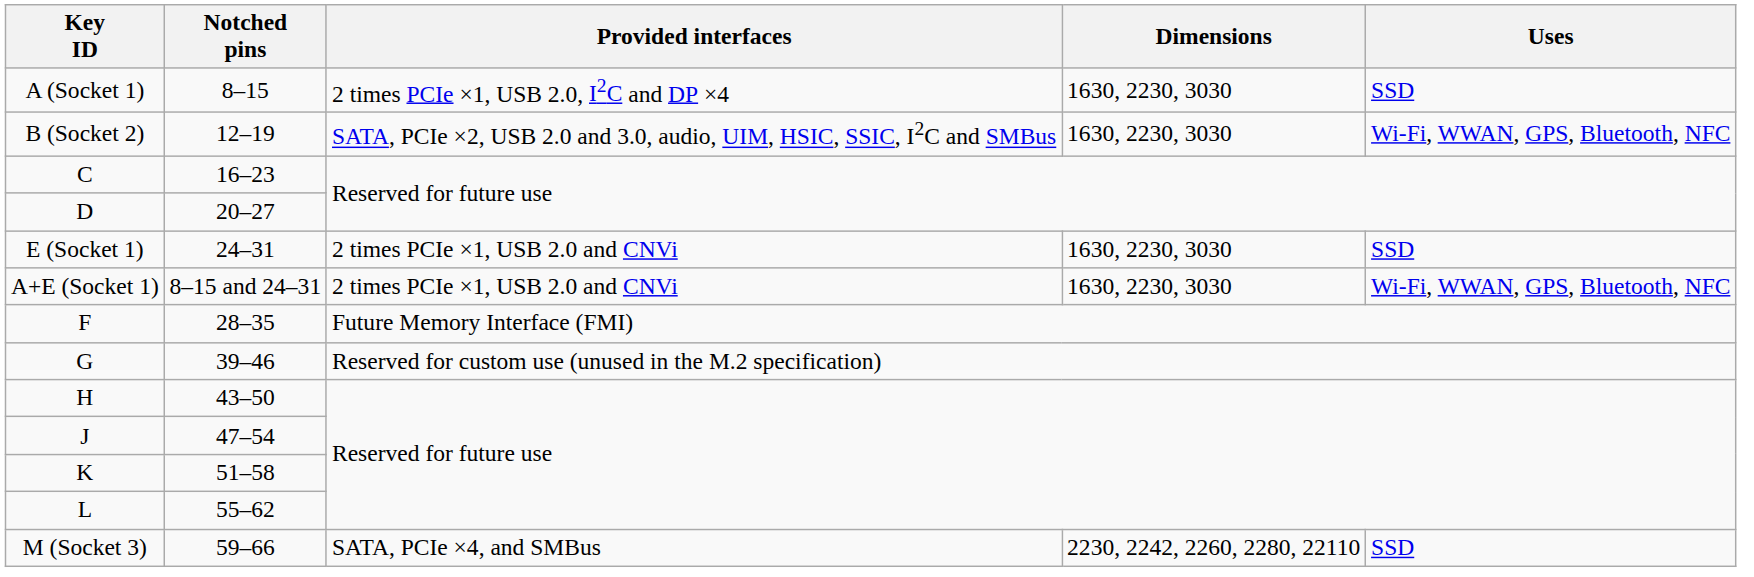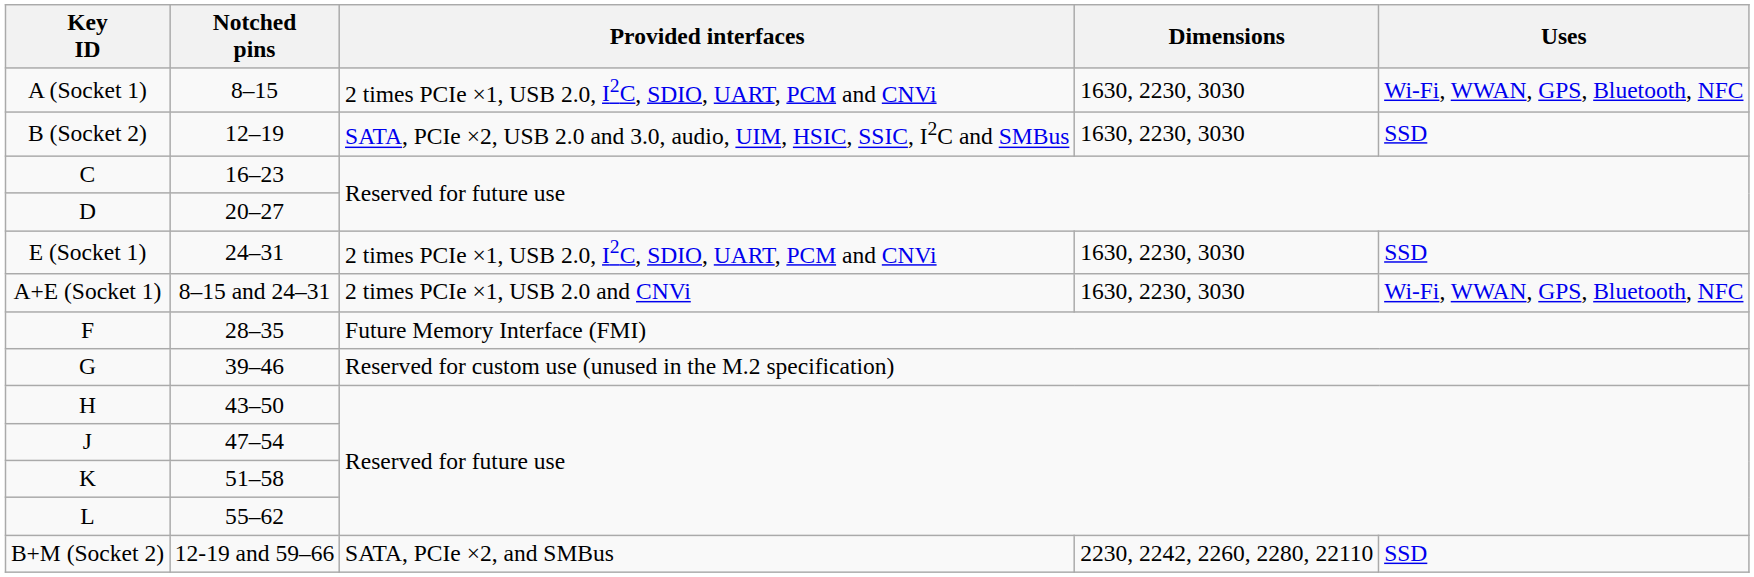(531, 90) 2 times PCIe ×1, USB 2.0, I2C and DP ×4 -> (641, 90) 2 times PCIe ×1, USB 2.0, I2C, SDIO, UART, PCM and CNVi
(1393, 90) SSD -> (1564, 90) Wi-Fi, WWAN, GPS, Bluetooth, NFC
(1551, 133) Wi-Fi, WWAN, GPS, Bluetooth, NFC -> (1406, 133) SSD
(505, 248) 2 times PCIe ×1, USB 2.0 and CNVi -> (641, 252) 2 times PCIe ×1, USB 2.0, I2C, SDIO, UART, PCM and CNVi
- row: (85, 547)
+ row: (87, 553)
